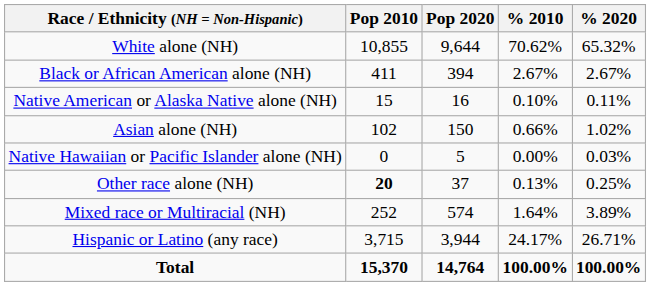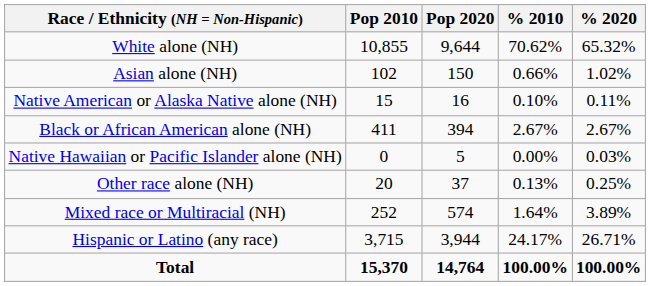rows swapped: (175, 73) <-> (175, 128)
(384, 184) bold -> (384, 184) normal
